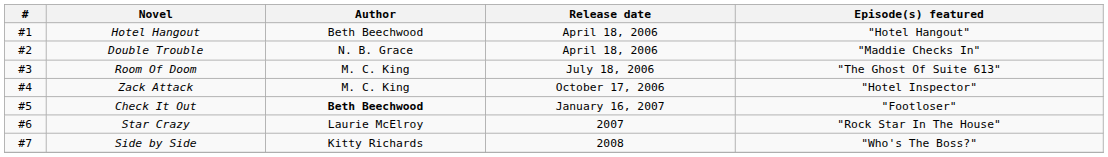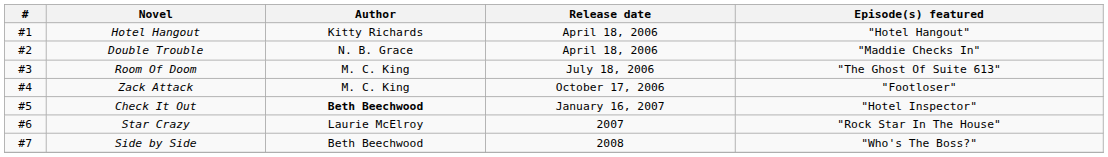(376, 32) Beth Beechwood -> (376, 32) Kitty Richards
(919, 87) "Hotel Inspector" -> (919, 87) "Footloser"
(919, 106) "Footloser" -> (919, 106) "Hotel Inspector"
(376, 143) Kitty Richards -> (376, 143) Beth Beechwood
